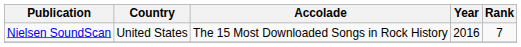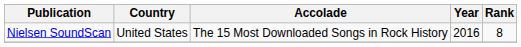(500, 32) 7 -> (500, 32) 8
